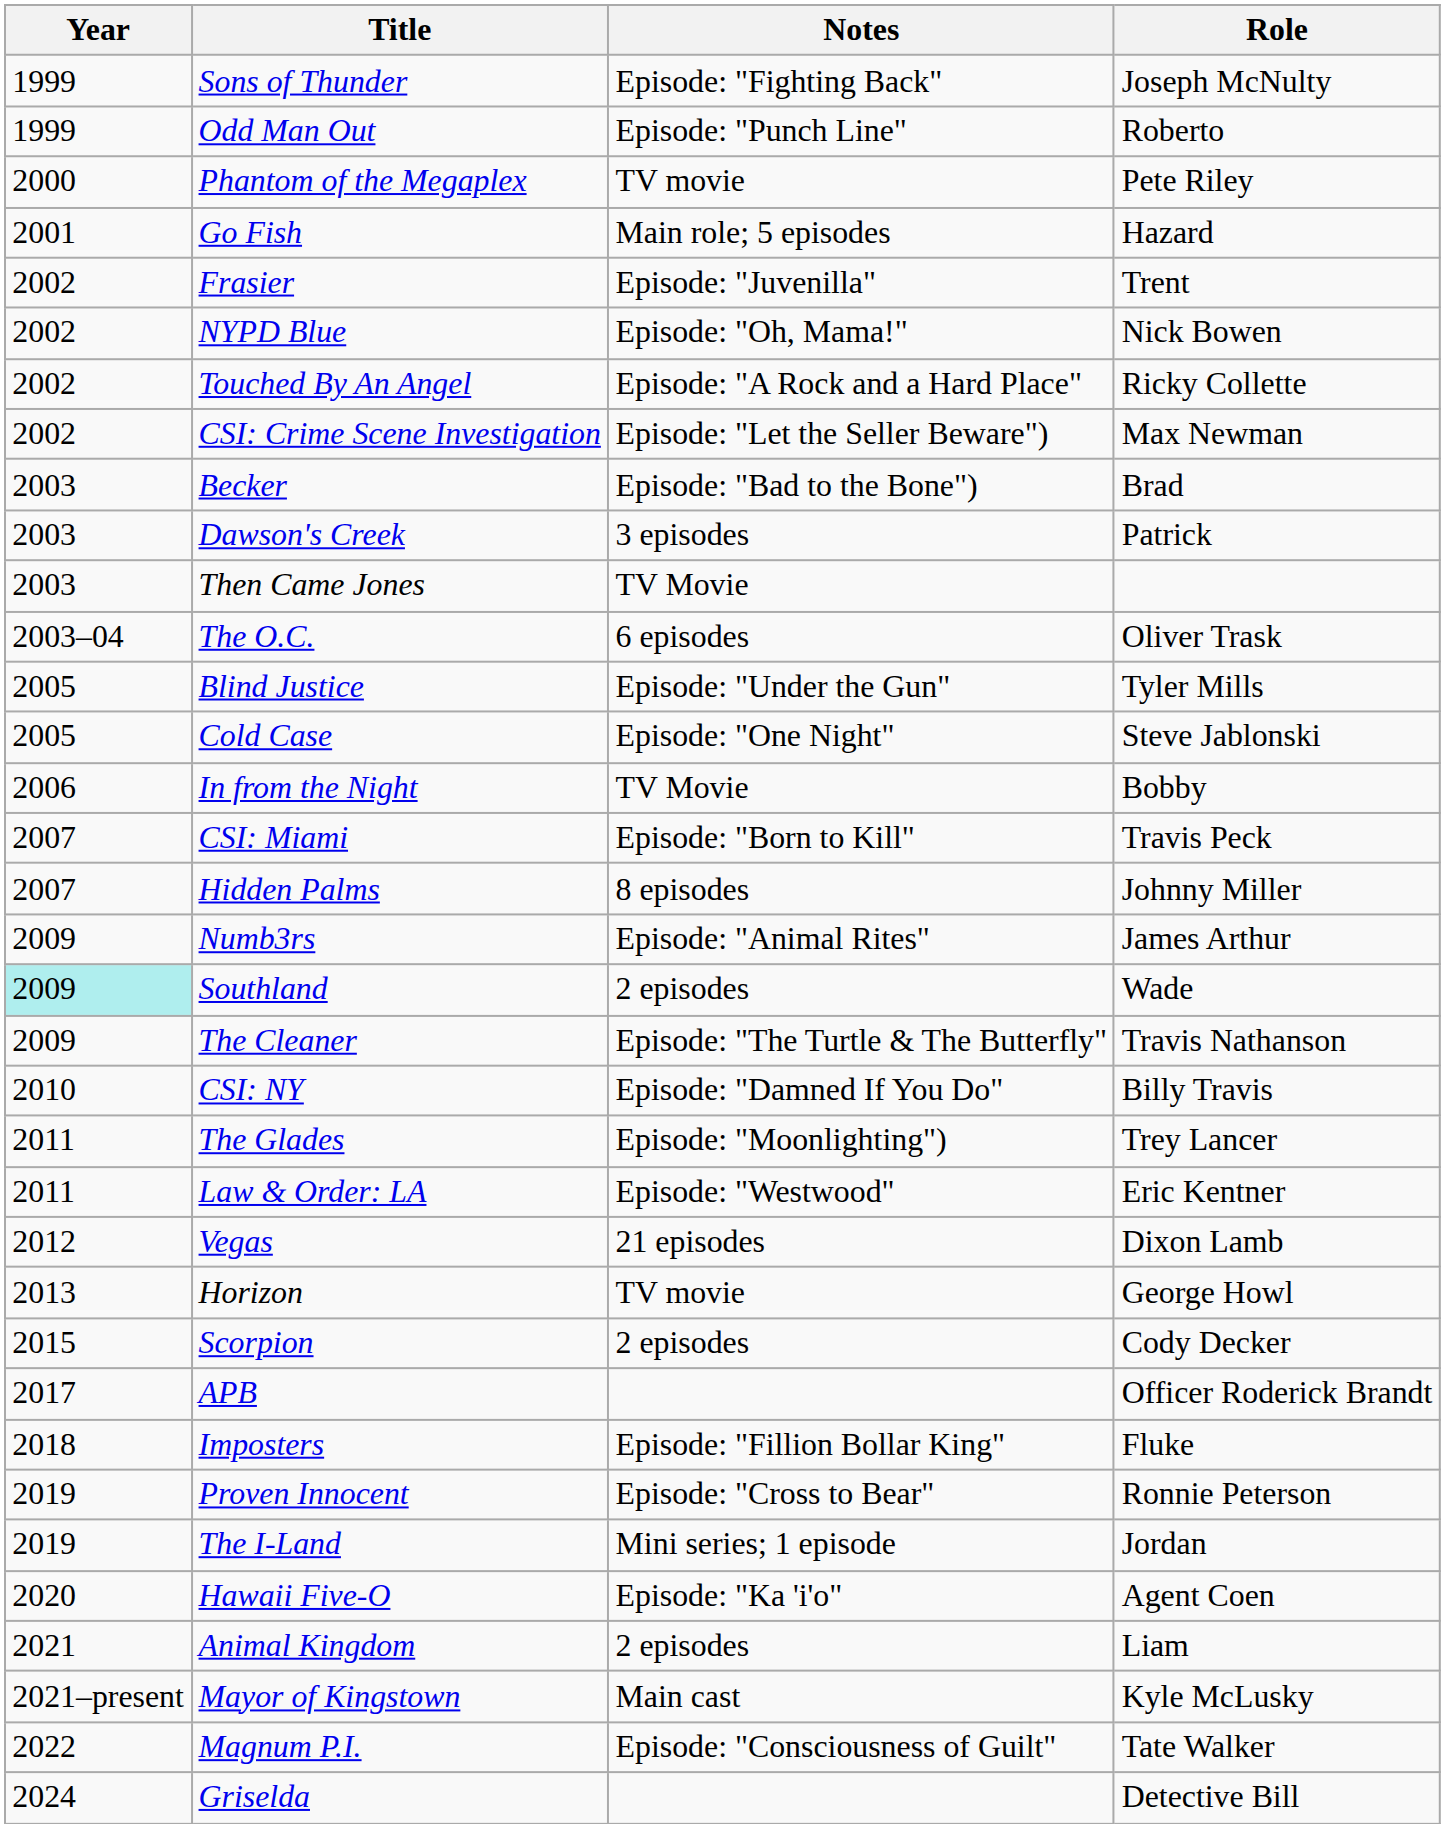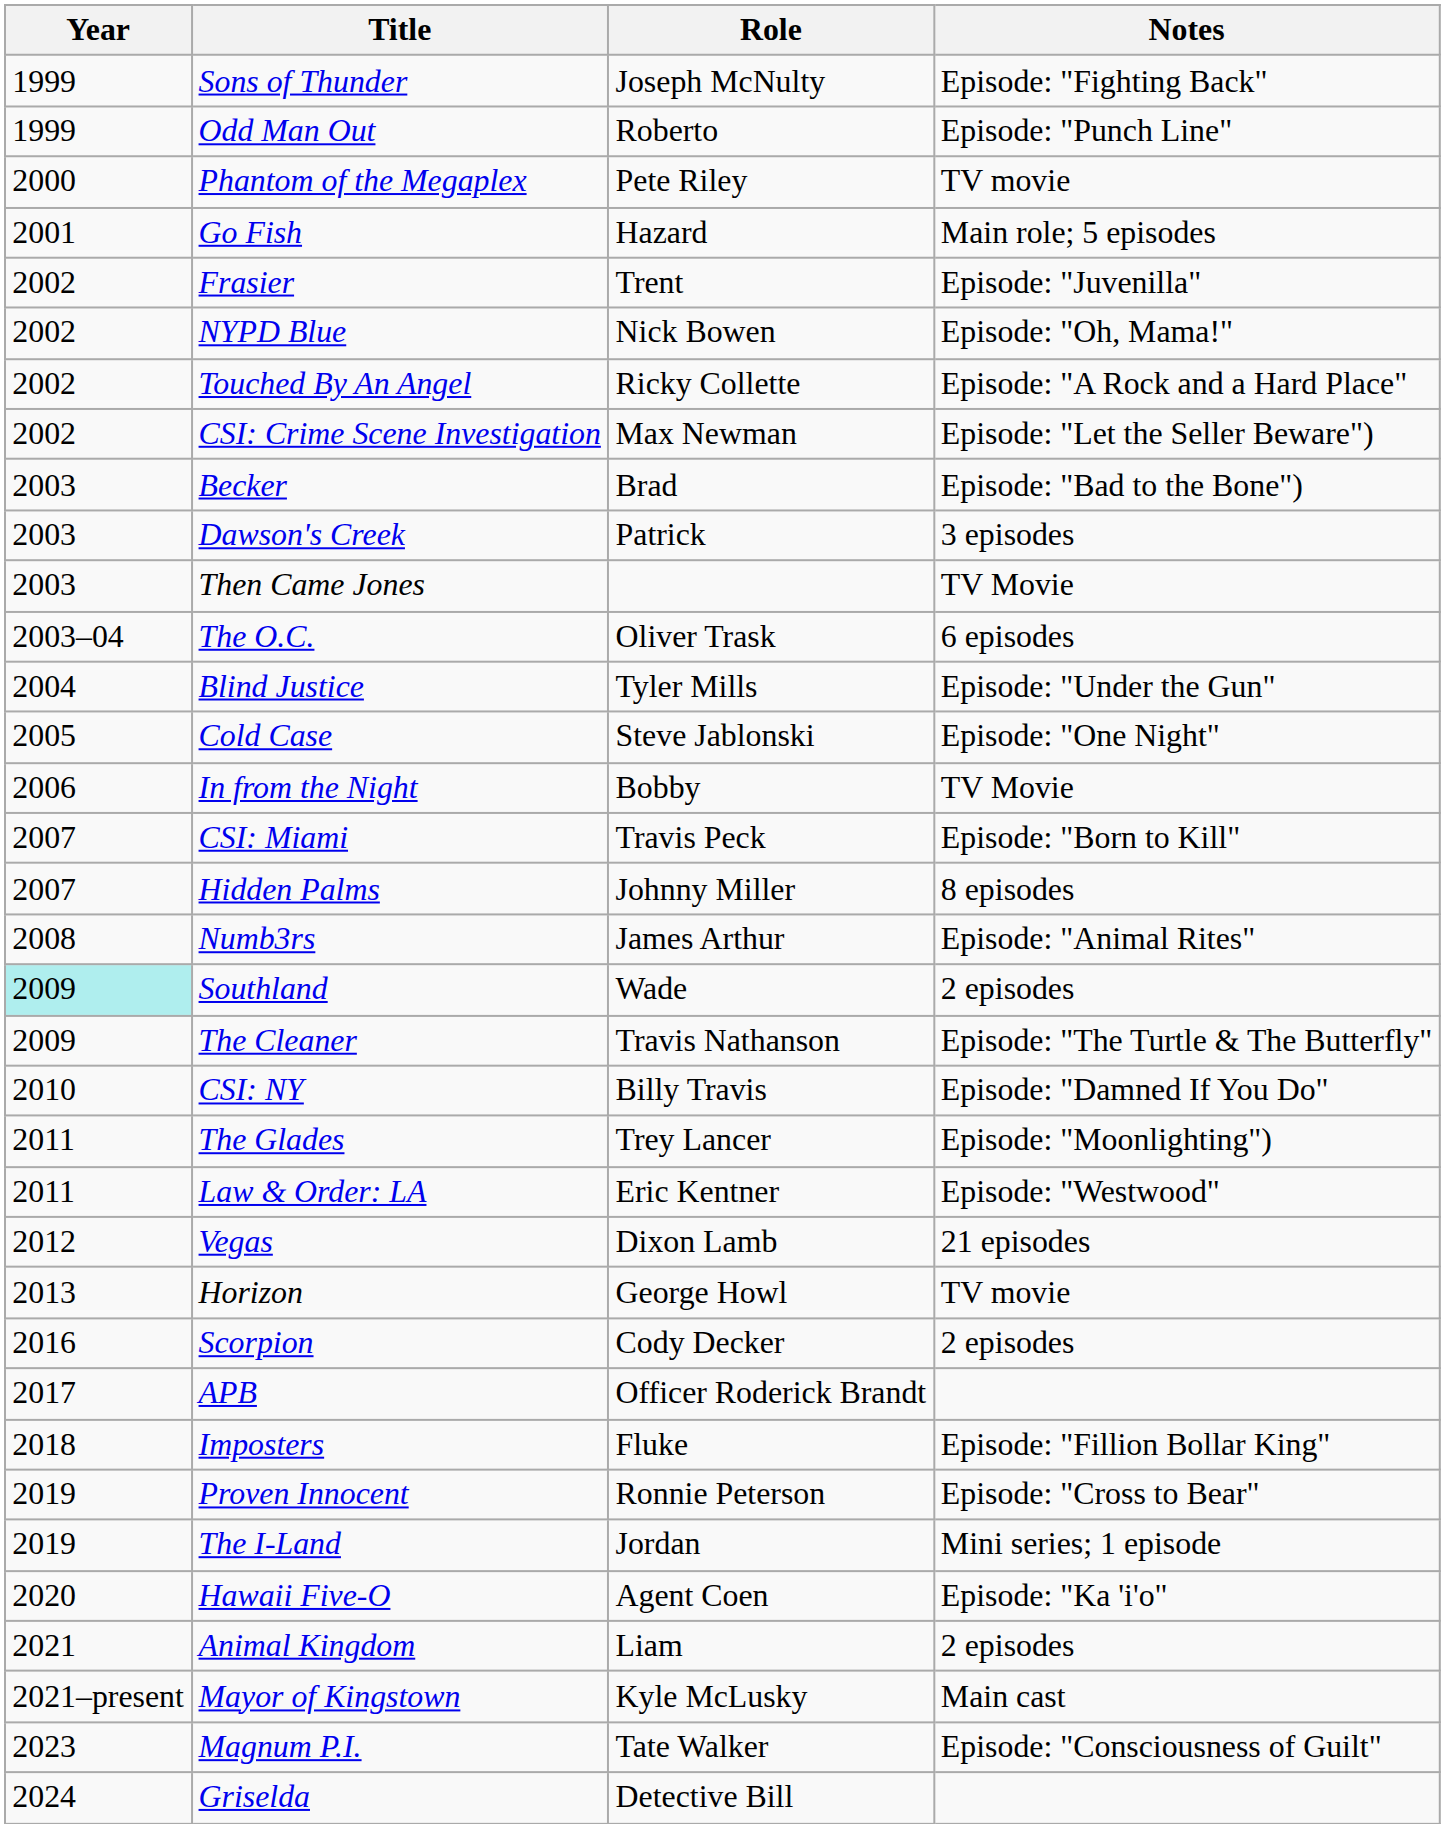columns swapped: (1277, 29) <-> (861, 29)
(44, 686) 2005 -> (44, 686) 2004
(44, 938) 2009 -> (44, 938) 2008
(44, 1342) 2015 -> (44, 1342) 2016
(44, 1746) 2022 -> (44, 1746) 2023
